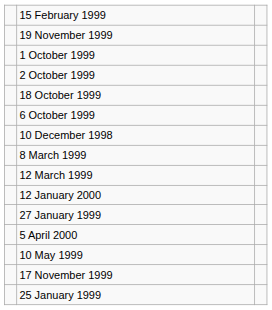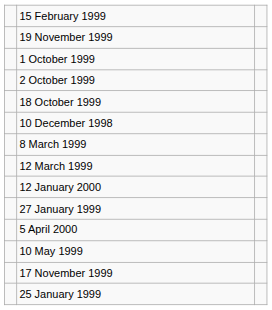- row: (57, 115)
